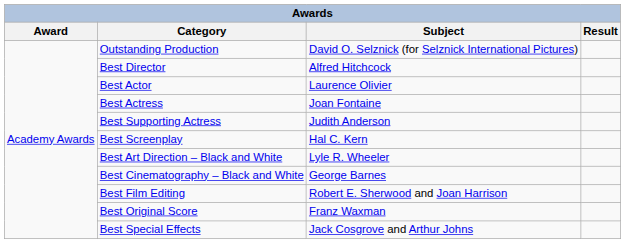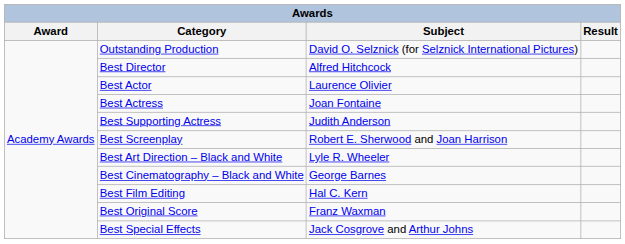(338, 139) Hal C. Kern -> (408, 139) Robert E. Sherwood and Joan Harrison
(408, 193) Robert E. Sherwood and Joan Harrison -> (338, 193) Hal C. Kern
